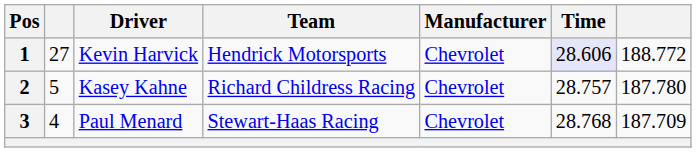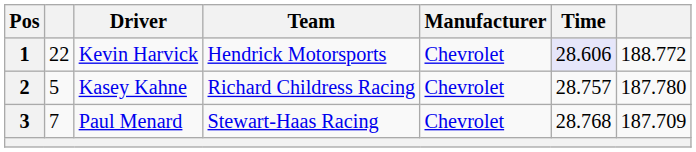(59, 54) 27 -> (59, 54) 22
(54, 121) 4 -> (54, 121) 7
